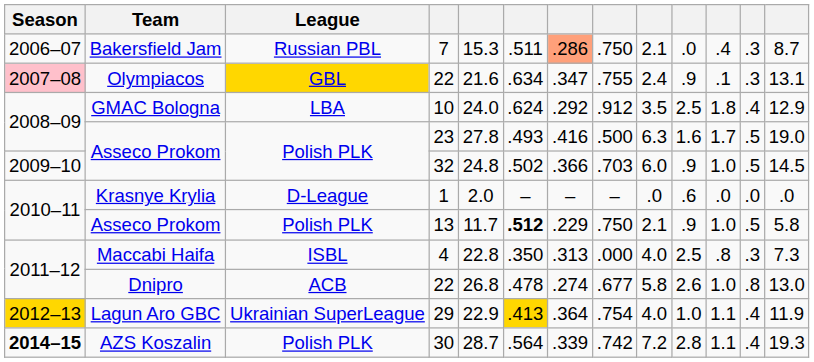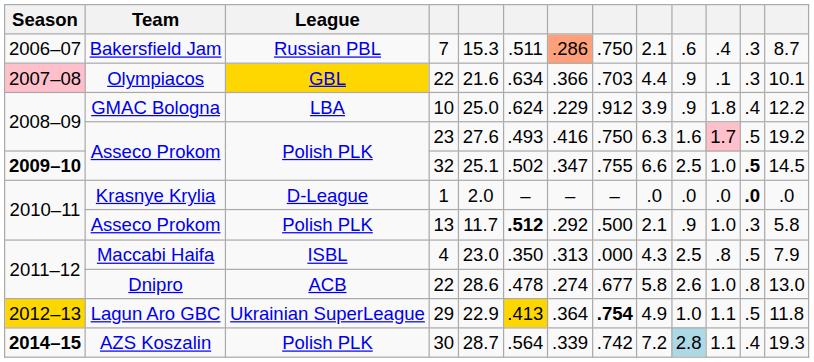(689, 49) .0 -> (689, 49) .6
(570, 78) .347 -> (570, 78) .366
(615, 78) .755 -> (615, 78) .703
(654, 78) 2.4 -> (654, 78) 4.4
(787, 78) 13.1 -> (787, 78) 10.1
(481, 108) 24.0 -> (481, 108) 25.0
(570, 108) .292 -> (570, 108) .229
(654, 108) 3.5 -> (654, 108) 3.9
(689, 108) 2.5 -> (689, 108) .9
(787, 108) 12.9 -> (787, 108) 12.2
(481, 137) 27.8 -> (481, 137) 27.6
(615, 137) .500 -> (615, 137) .750
(723, 137) no background -> (723, 137) pink background
(787, 137) 19.0 -> (787, 137) 19.2
(45, 166) normal -> (45, 166) bold
(481, 166) 24.8 -> (481, 166) 25.1
(570, 166) .366 -> (570, 166) .347
(615, 166) .703 -> (615, 166) .755
(654, 166) 6.0 -> (654, 166) 6.6
(689, 166) .9 -> (689, 166) 2.5
(752, 166) normal -> (752, 166) bold
(689, 196) .6 -> (689, 196) .0
(752, 196) normal -> (752, 196) bold
(570, 225) .229 -> (570, 225) .292
(615, 225) .750 -> (615, 225) .500
(752, 225) .5 -> (752, 225) .3
(481, 254) 22.8 -> (481, 254) 23.0
(654, 254) 4.0 -> (654, 254) 4.3
(752, 254) .3 -> (752, 254) .5
(787, 254) 7.3 -> (787, 254) 7.9
(481, 284) 26.8 -> (481, 284) 28.6
(615, 313) normal -> (615, 313) bold
(654, 313) 4.0 -> (654, 313) 4.9
(752, 313) .4 -> (752, 313) .5
(787, 313) 11.9 -> (787, 313) 11.8
(689, 342) no background -> (689, 342) lightblue background
